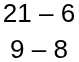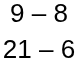rows swapped: (39, 49) <-> (39, 13)
